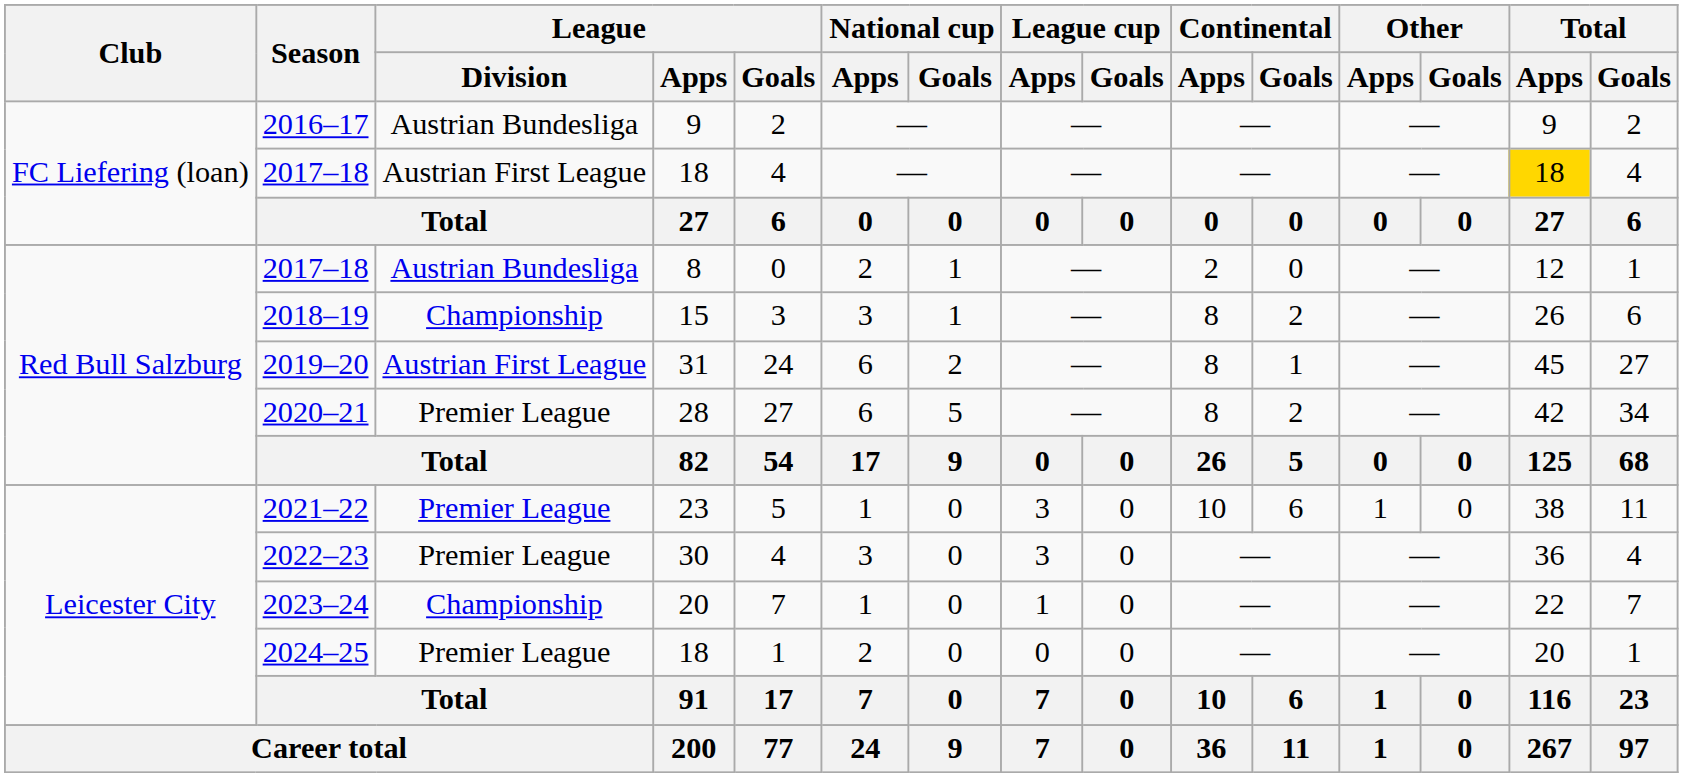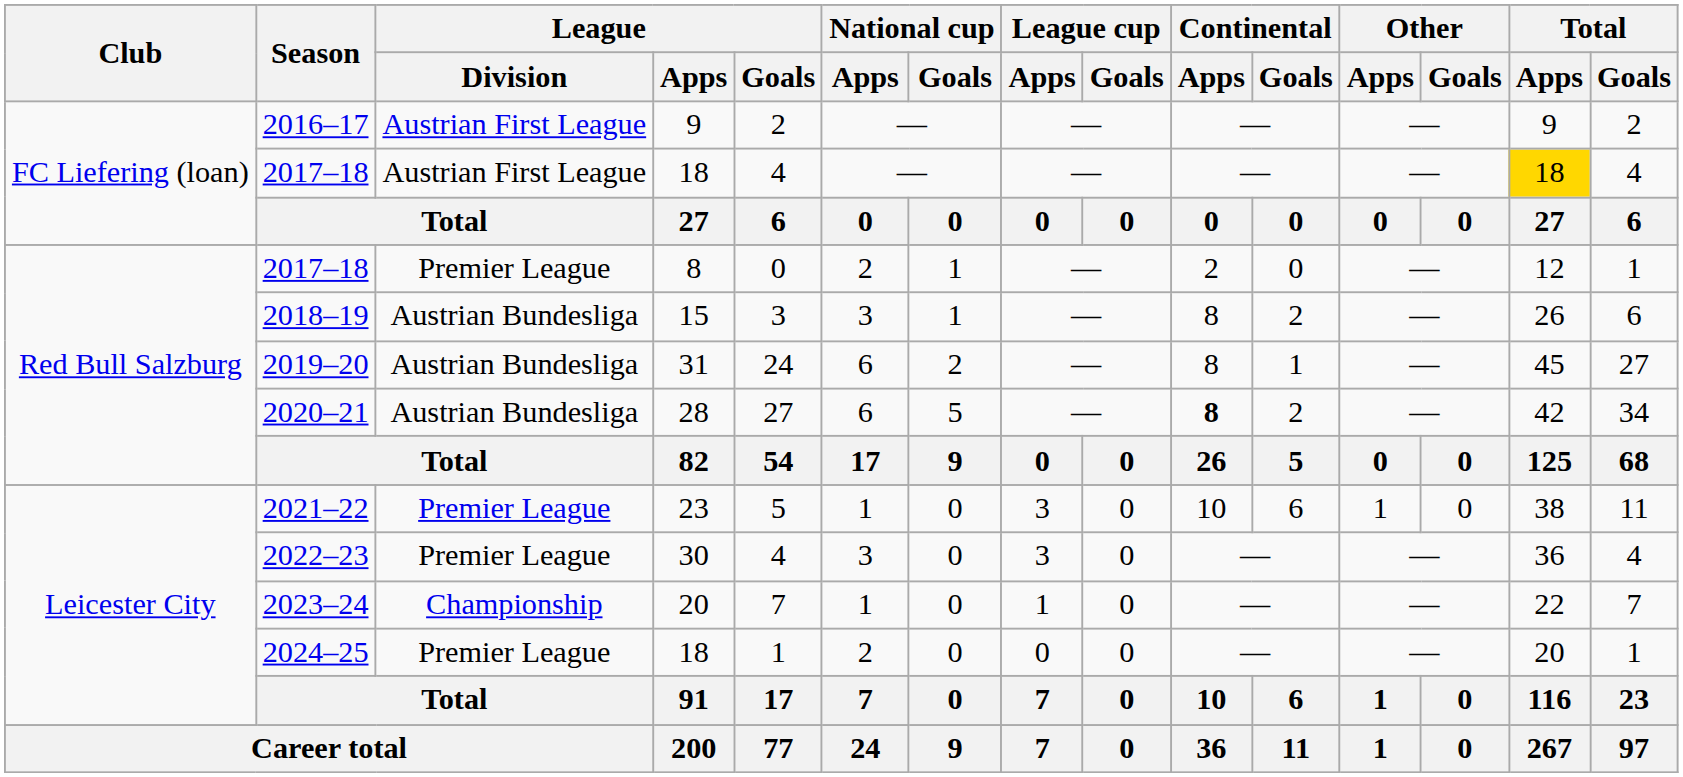(514, 124) Austrian Bundesliga -> (514, 124) Austrian First League
(514, 268) Austrian Bundesliga -> (514, 268) Premier League
(514, 316) Championship -> (514, 316) Austrian Bundesliga
(514, 364) Austrian First League -> (514, 364) Austrian Bundesliga
(514, 412) Premier League -> (514, 412) Austrian Bundesliga
(1211, 412) normal -> (1211, 412) bold
